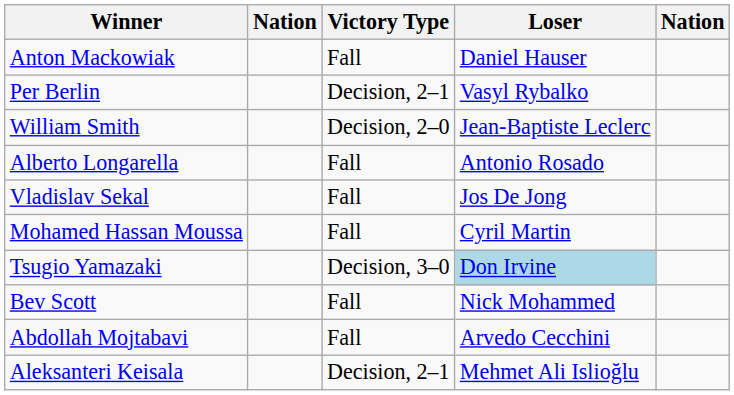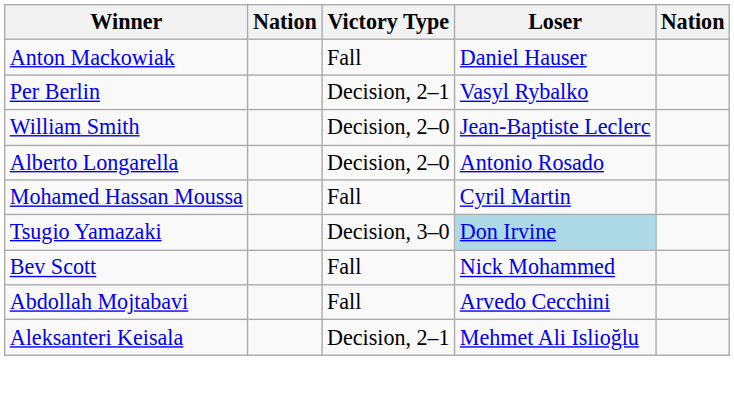(344, 162) Fall -> (388, 162) Decision, 2–0
- row: (79, 197)
